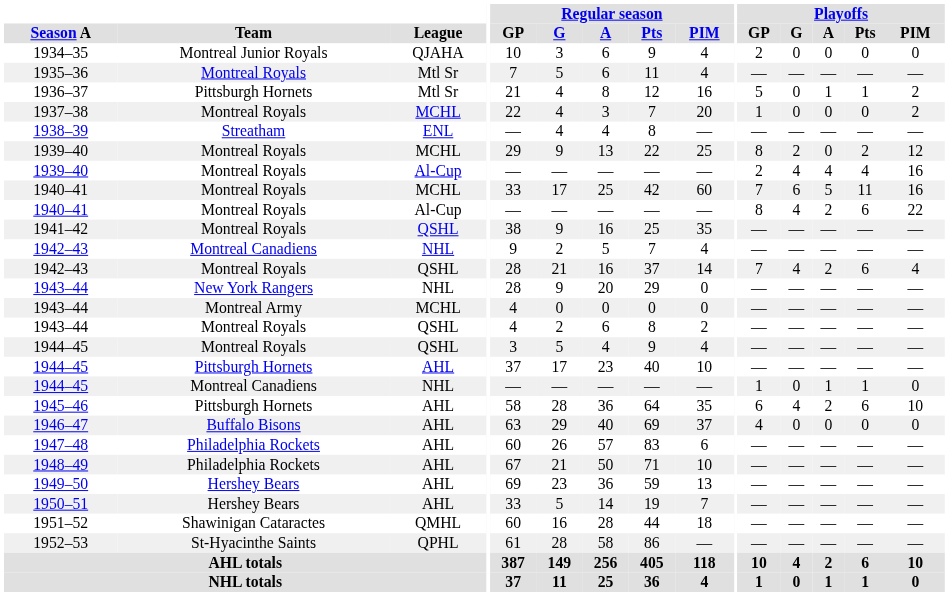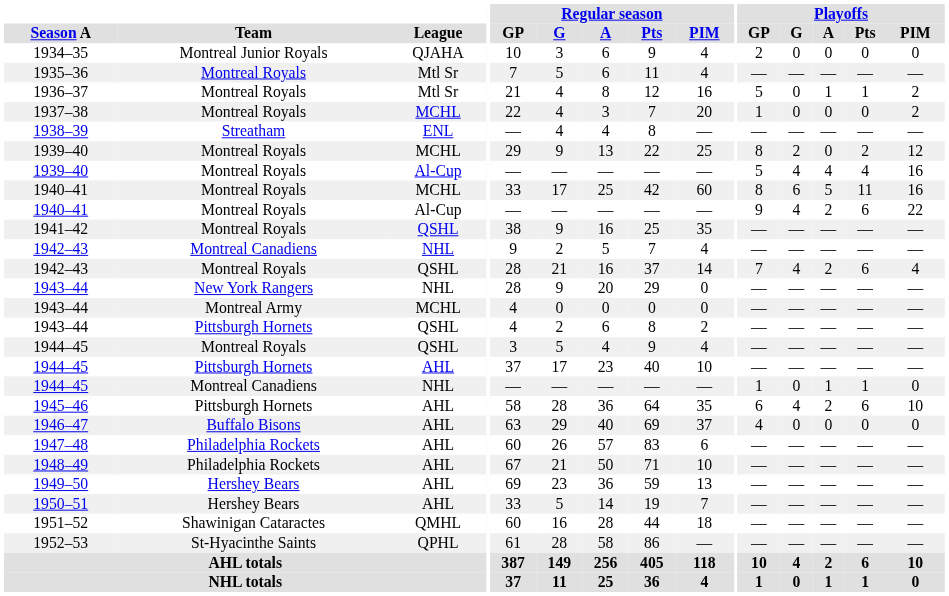(254, 92) Pittsburgh Hornets -> (254, 92) Montreal Royals
(759, 170) 2 -> (759, 170) 5
(759, 190) 7 -> (759, 190) 8
(759, 209) 8 -> (759, 209) 9
(254, 327) Montreal Royals -> (254, 327) Pittsburgh Hornets
